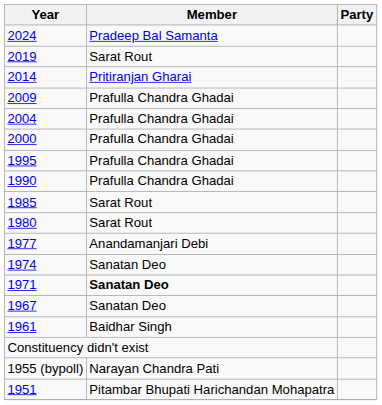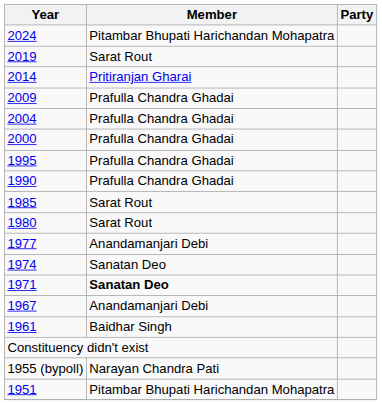(154, 35) Pradeep Bal Samanta -> (212, 35) Pitambar Bhupati Harichandan Mohapatra
(128, 306) Sanatan Deo -> (149, 306) Anandamanjari Debi
